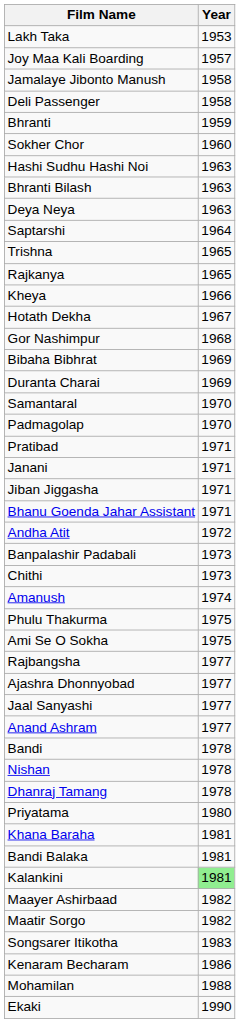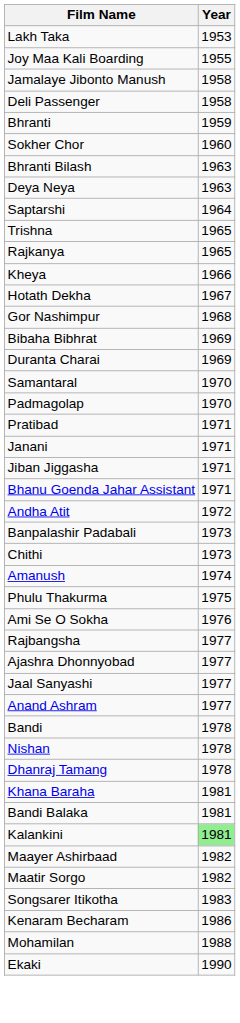(216, 58) 1957 -> (216, 58) 1955
- row: (78, 166)
(216, 640) 1975 -> (216, 619) 1976
- row: (38, 813)
